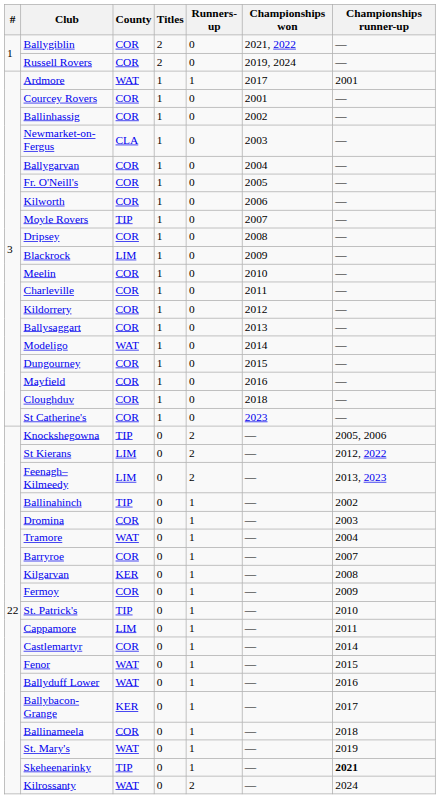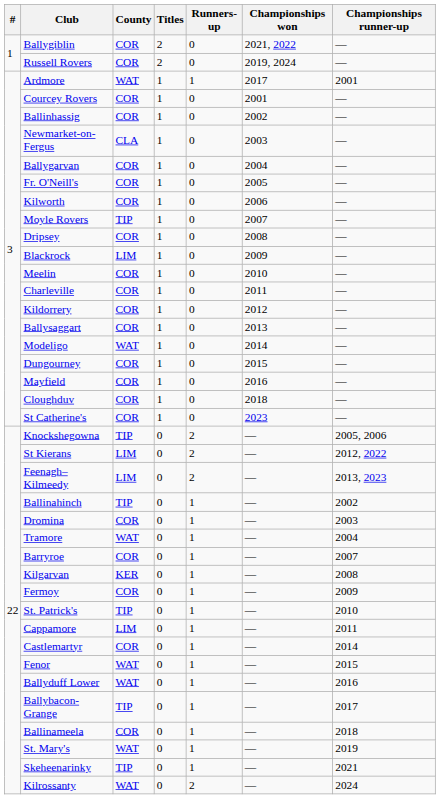(127, 706) KER -> (124, 706) TIP
(347, 767) bold -> (347, 767) normal
